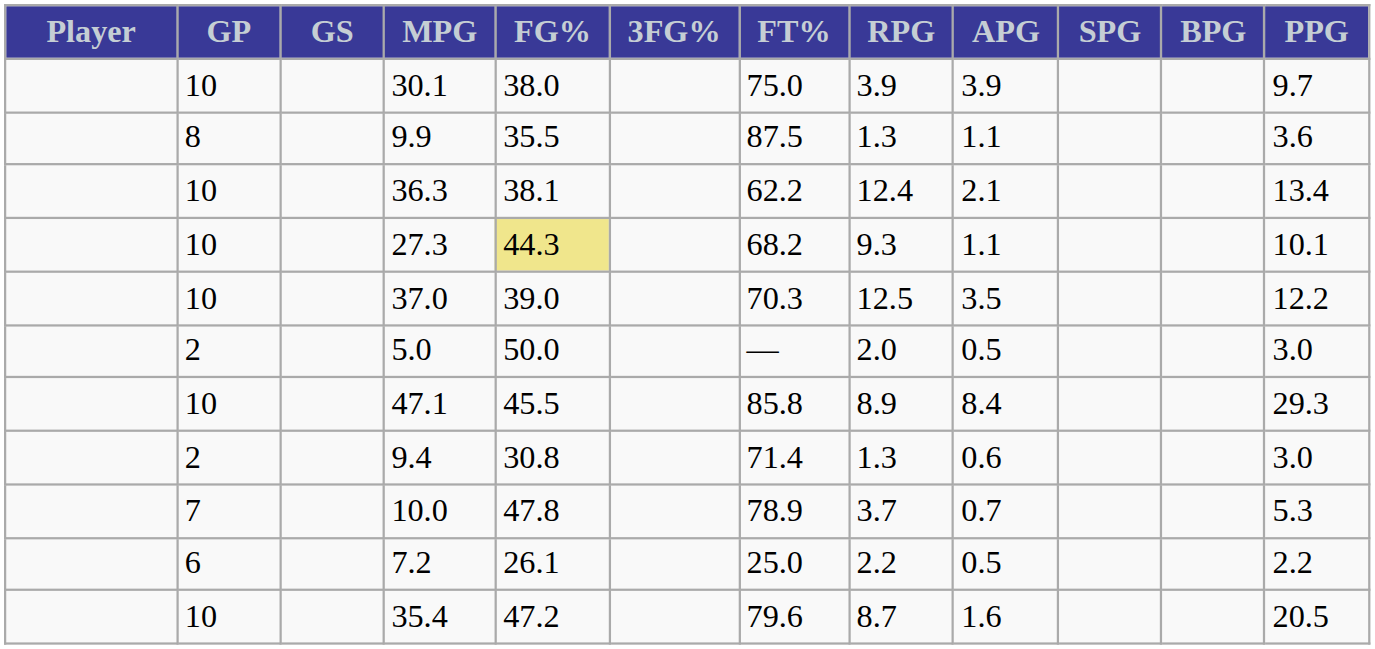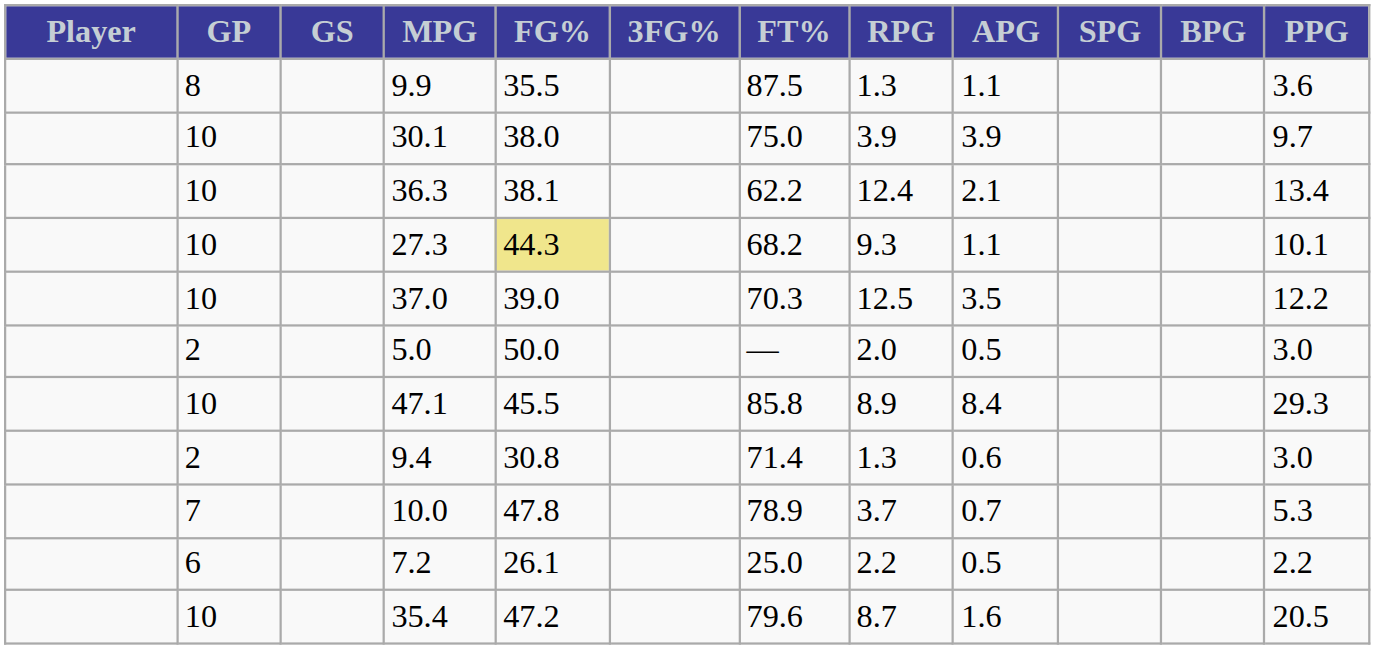rows swapped: (412, 137) <-> (420, 84)
